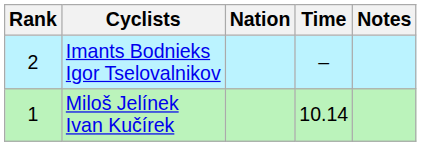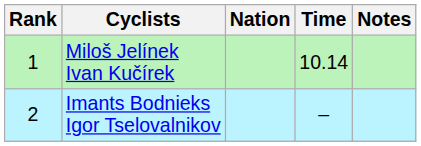rows swapped: (122, 114) <-> (143, 61)
